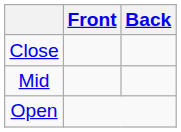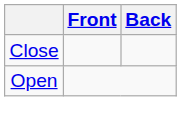- row: (34, 80)
